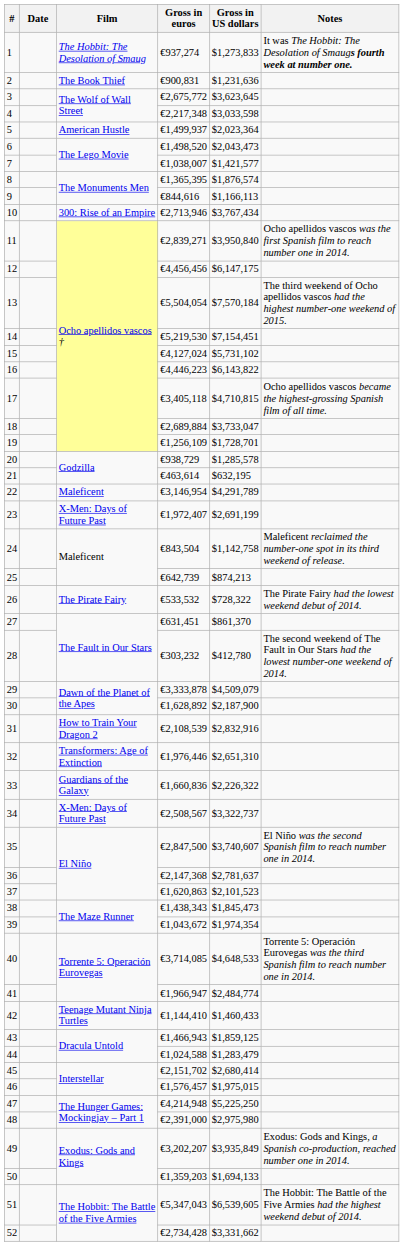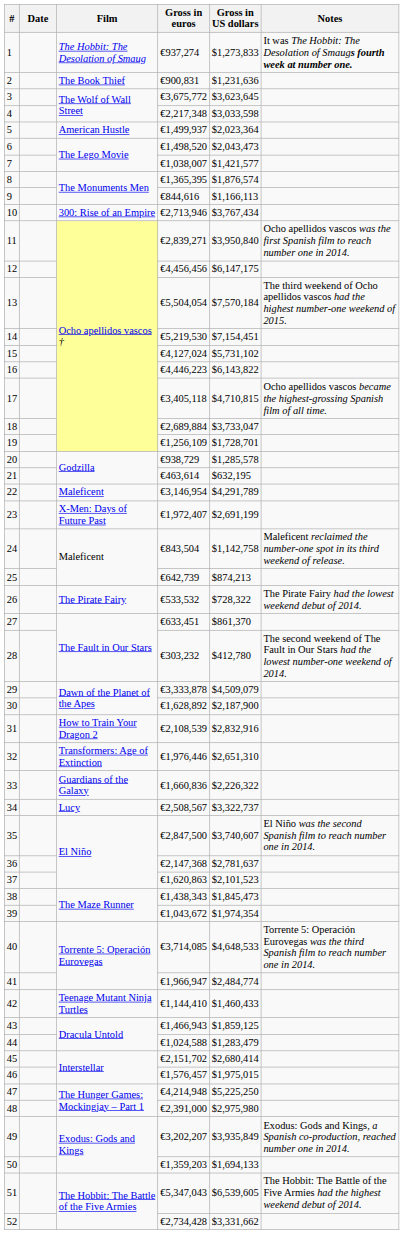(184, 97) €2,675,772 -> (184, 97) €3,675,772
(180, 621) €631,451 -> (180, 621) €633,451
(93, 813) X-Men: Days of Future Past -> (69, 807) Lucy
